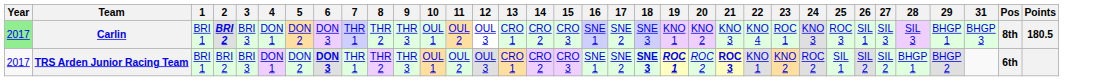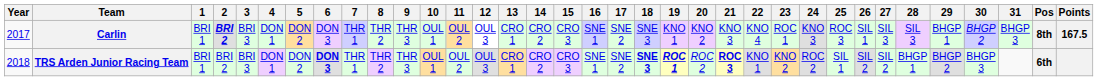+ column: (981, 12)
(18, 34) lightgreen background -> (18, 34) no background
(1040, 34) 180.5 -> (1074, 34) 167.5
(18, 62) 2017 -> (18, 62) 2018
